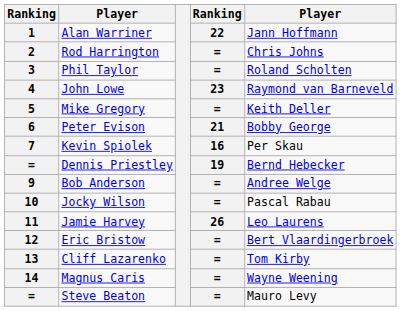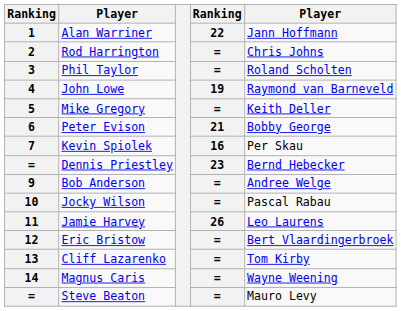(217, 89) 23 -> (217, 89) 19
(217, 165) 19 -> (217, 165) 23
